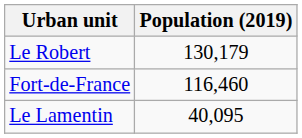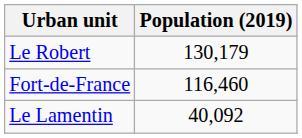(216, 116) 40,095 -> (216, 116) 40,092
